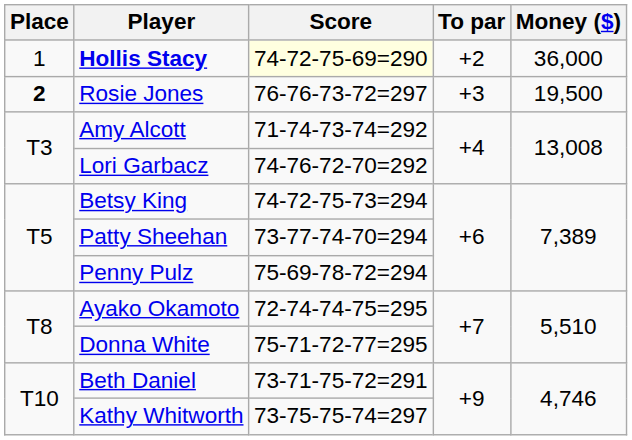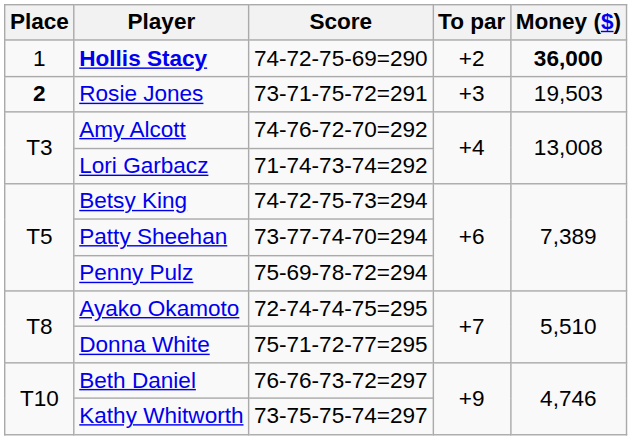(341, 58) lightyellow background -> (341, 58) no background
(568, 58) normal -> (568, 58) bold
(341, 93) 76-76-73-72=297 -> (341, 93) 73-71-75-72=291
(568, 93) 19,500 -> (568, 93) 19,503
(341, 129) 71-74-73-74=292 -> (341, 129) 74-76-72-70=292
(341, 165) 74-76-72-70=292 -> (341, 165) 71-74-73-74=292
(341, 380) 73-71-75-72=291 -> (341, 380) 76-76-73-72=297
